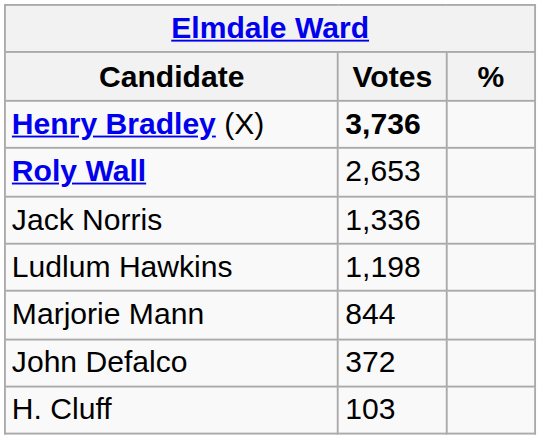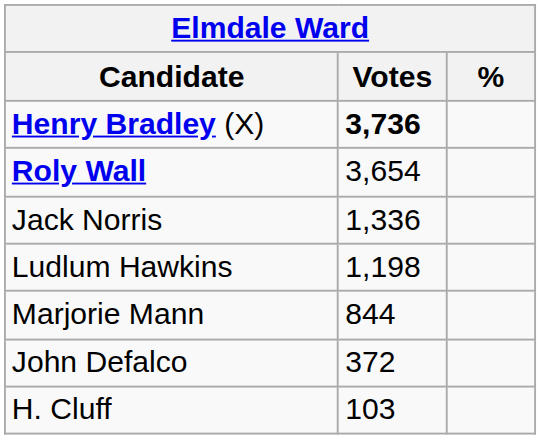(383, 171) 2,653 -> (383, 171) 3,654
